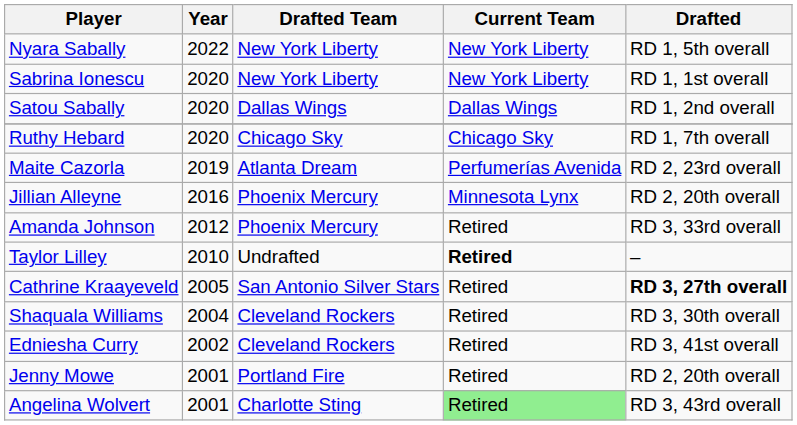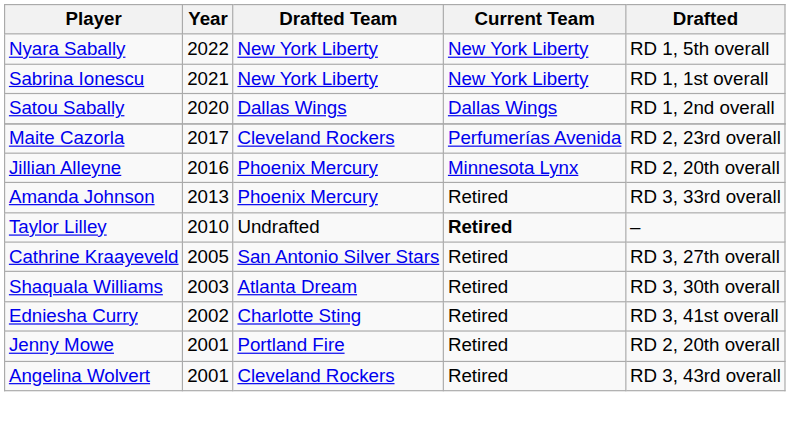(208, 78) 2020 -> (208, 78) 2021
- row: (67, 138)
(208, 167) 2019 -> (208, 138) 2017
(297, 167) Atlanta Dream -> (316, 138) Cleveland Rockers
(208, 227) 2012 -> (208, 197) 2013
(709, 286) bold -> (705, 256) normal
(208, 316) 2004 -> (208, 286) 2003
(316, 316) Cleveland Rockers -> (297, 286) Atlanta Dream
(316, 345) Cleveland Rockers -> (299, 316) Charlotte Sting
(299, 405) Charlotte Sting -> (316, 375) Cleveland Rockers
(478, 405) lightgreen background -> (478, 375) no background
